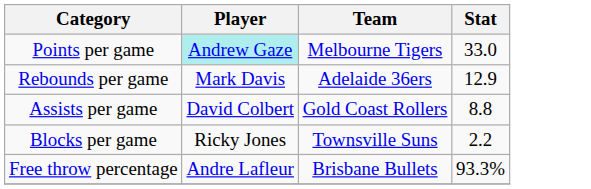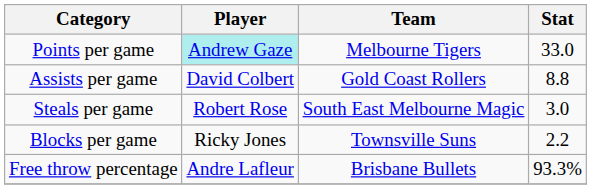- row: (93, 79)
+ row: (93, 109)
